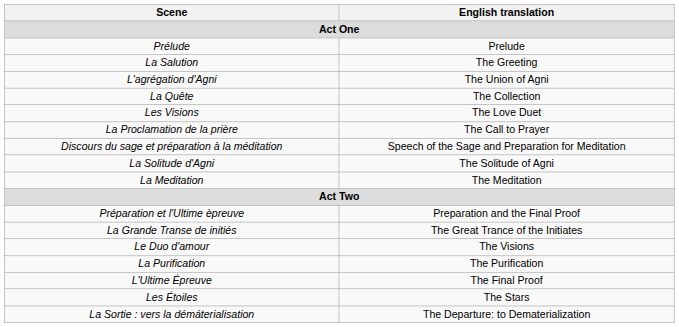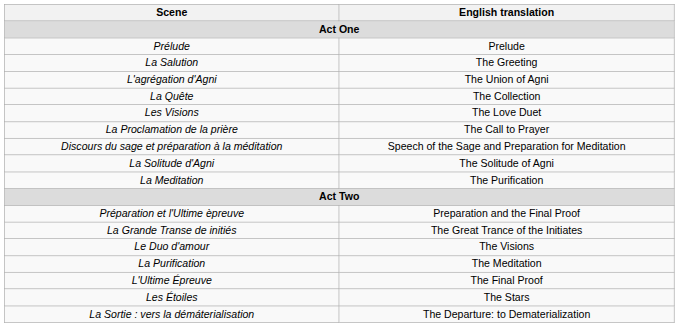(507, 180) The Meditation -> (507, 180) The Purification
(507, 264) The Purification -> (507, 264) The Meditation
